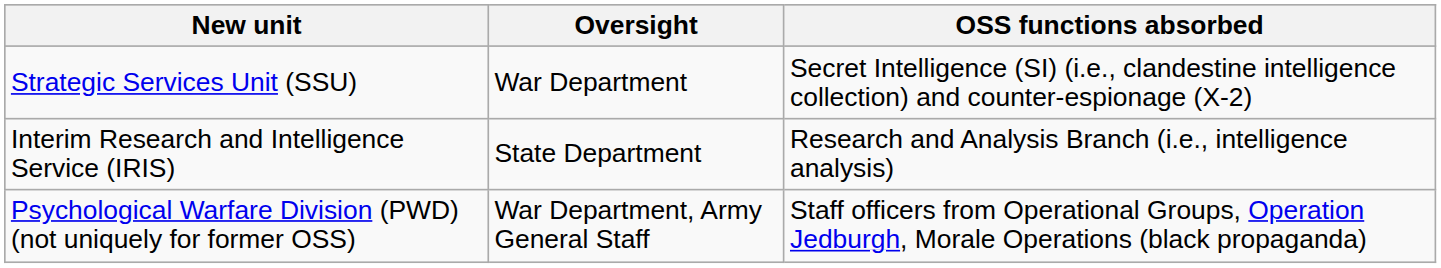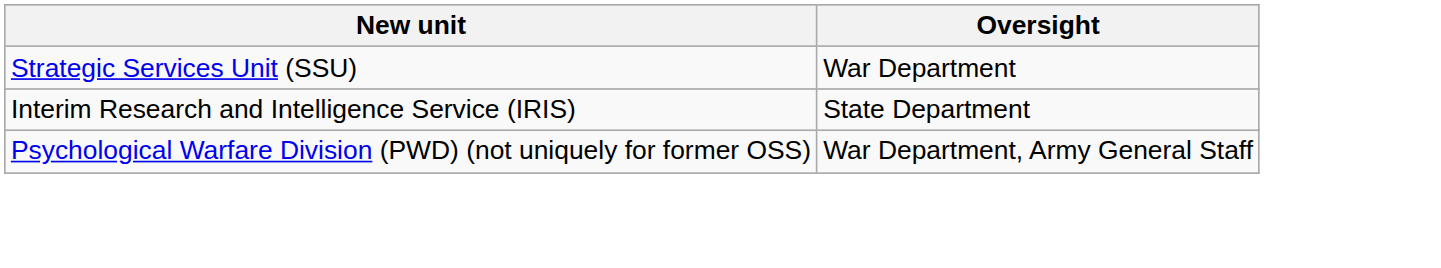- column: (1110, 25)
